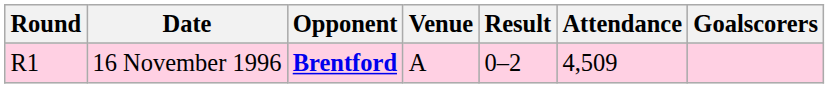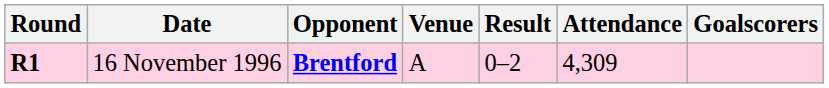(25, 62) normal -> (25, 62) bold
(590, 62) 4,509 -> (590, 62) 4,309
